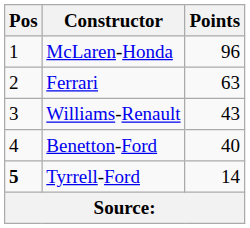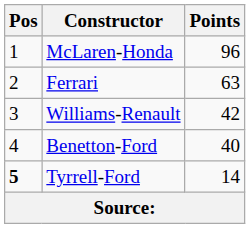(231, 114) 43 -> (231, 114) 42
